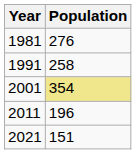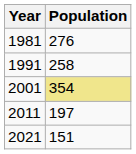(61, 112) 196 -> (61, 112) 197
